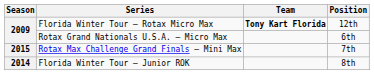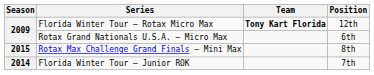(348, 50) 7th -> (348, 50) 8th
(348, 63) 8th -> (348, 63) 7th
